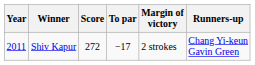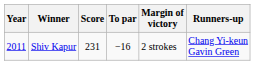(92, 46) 272 -> (92, 46) 231
(123, 46) −17 -> (123, 46) −16
